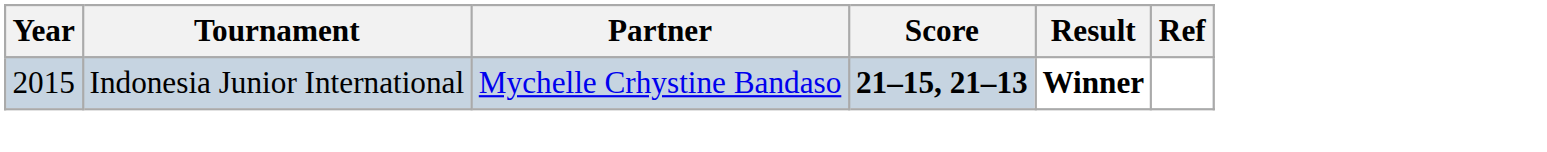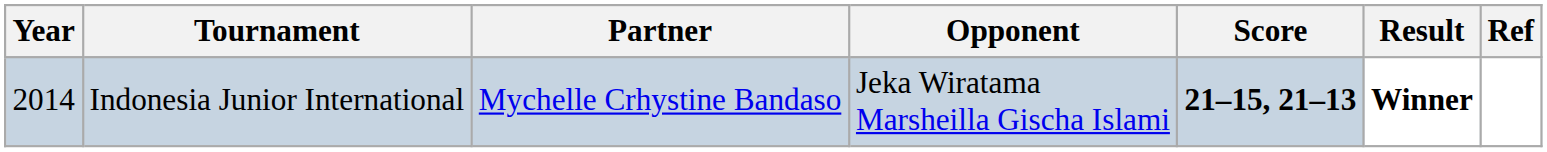+ column: (1013, 30)
(44, 82) 2015 -> (44, 100) 2014
